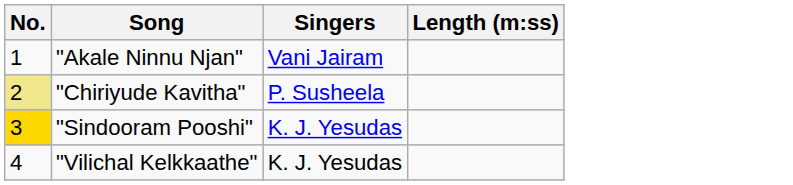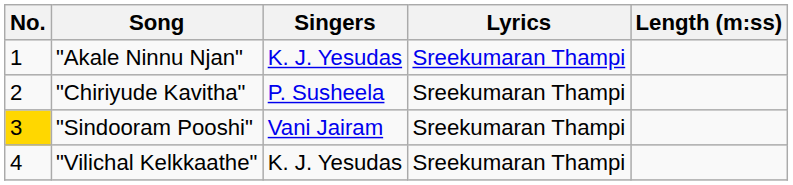+ column: (519, 22)
(325, 58) Vani Jairam -> (335, 58) K. J. Yesudas
(16, 93) khaki background -> (16, 93) no background
(335, 128) K. J. Yesudas -> (325, 128) Vani Jairam
